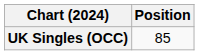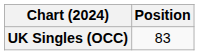(163, 38) 85 -> (163, 38) 83
